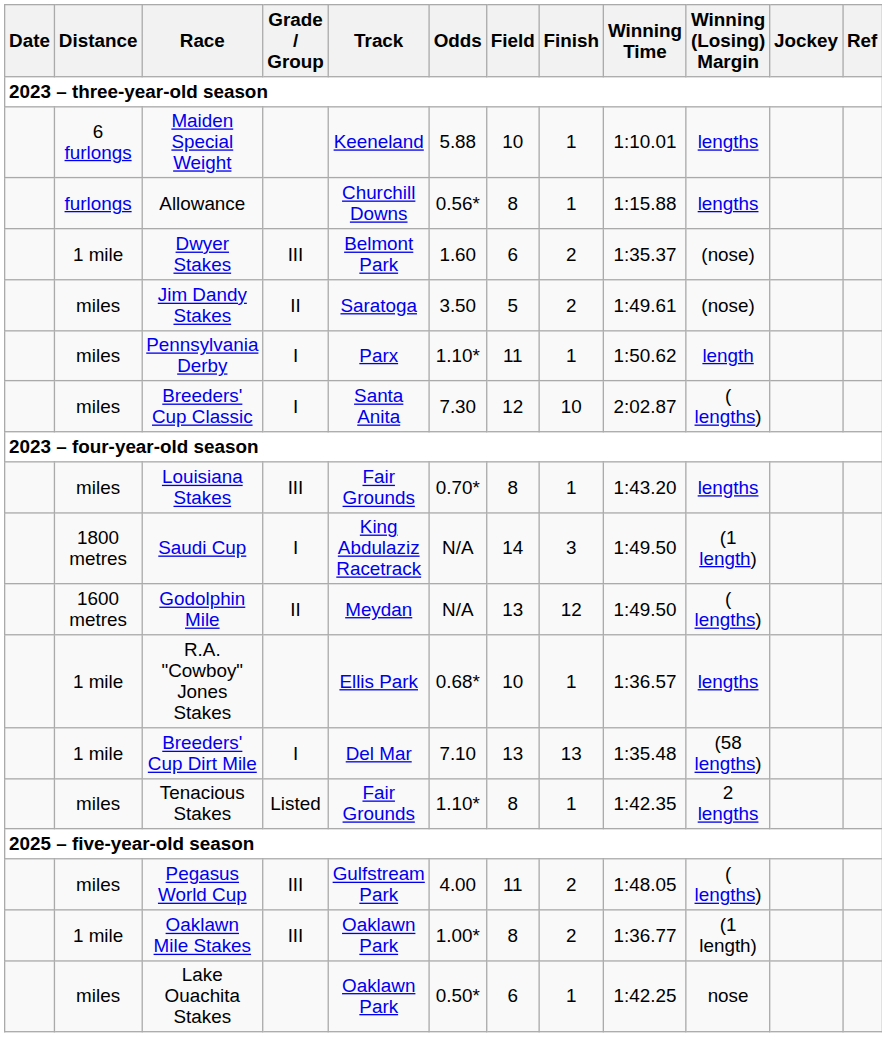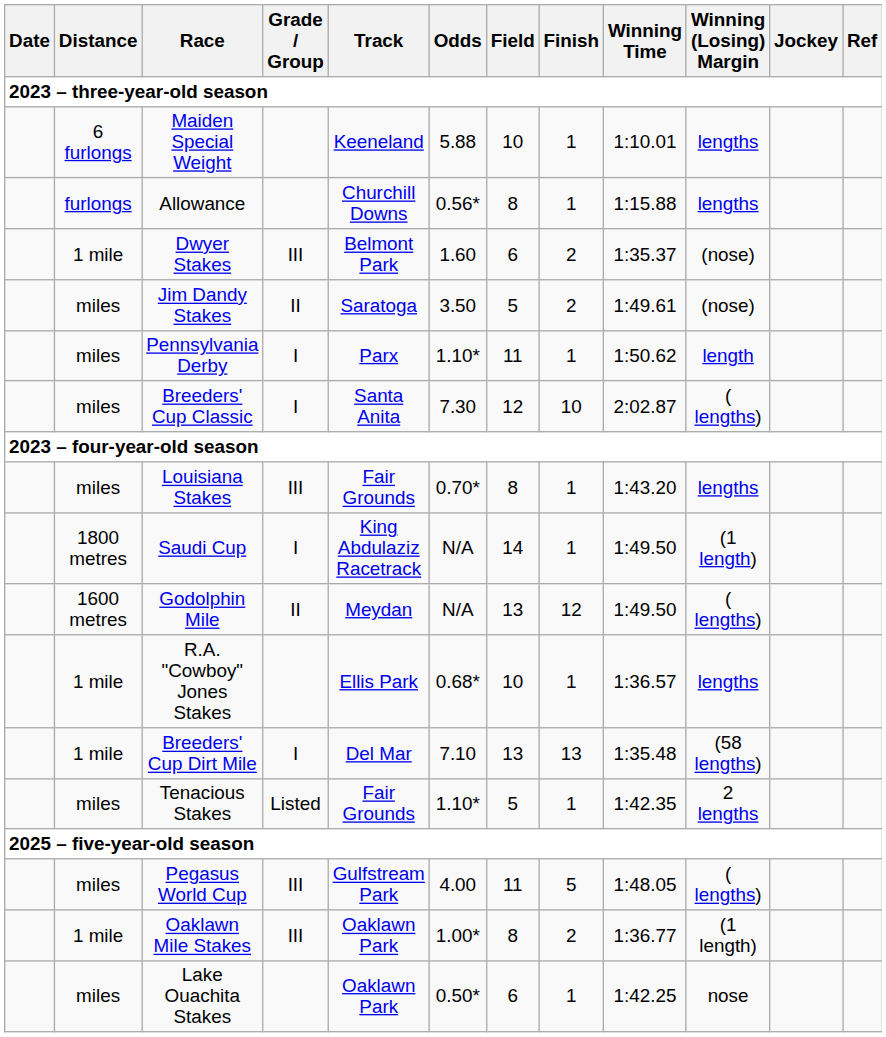(571, 549) 3 -> (571, 549) 1
(513, 804) 8 -> (513, 804) 5
(571, 885) 2 -> (571, 885) 5
